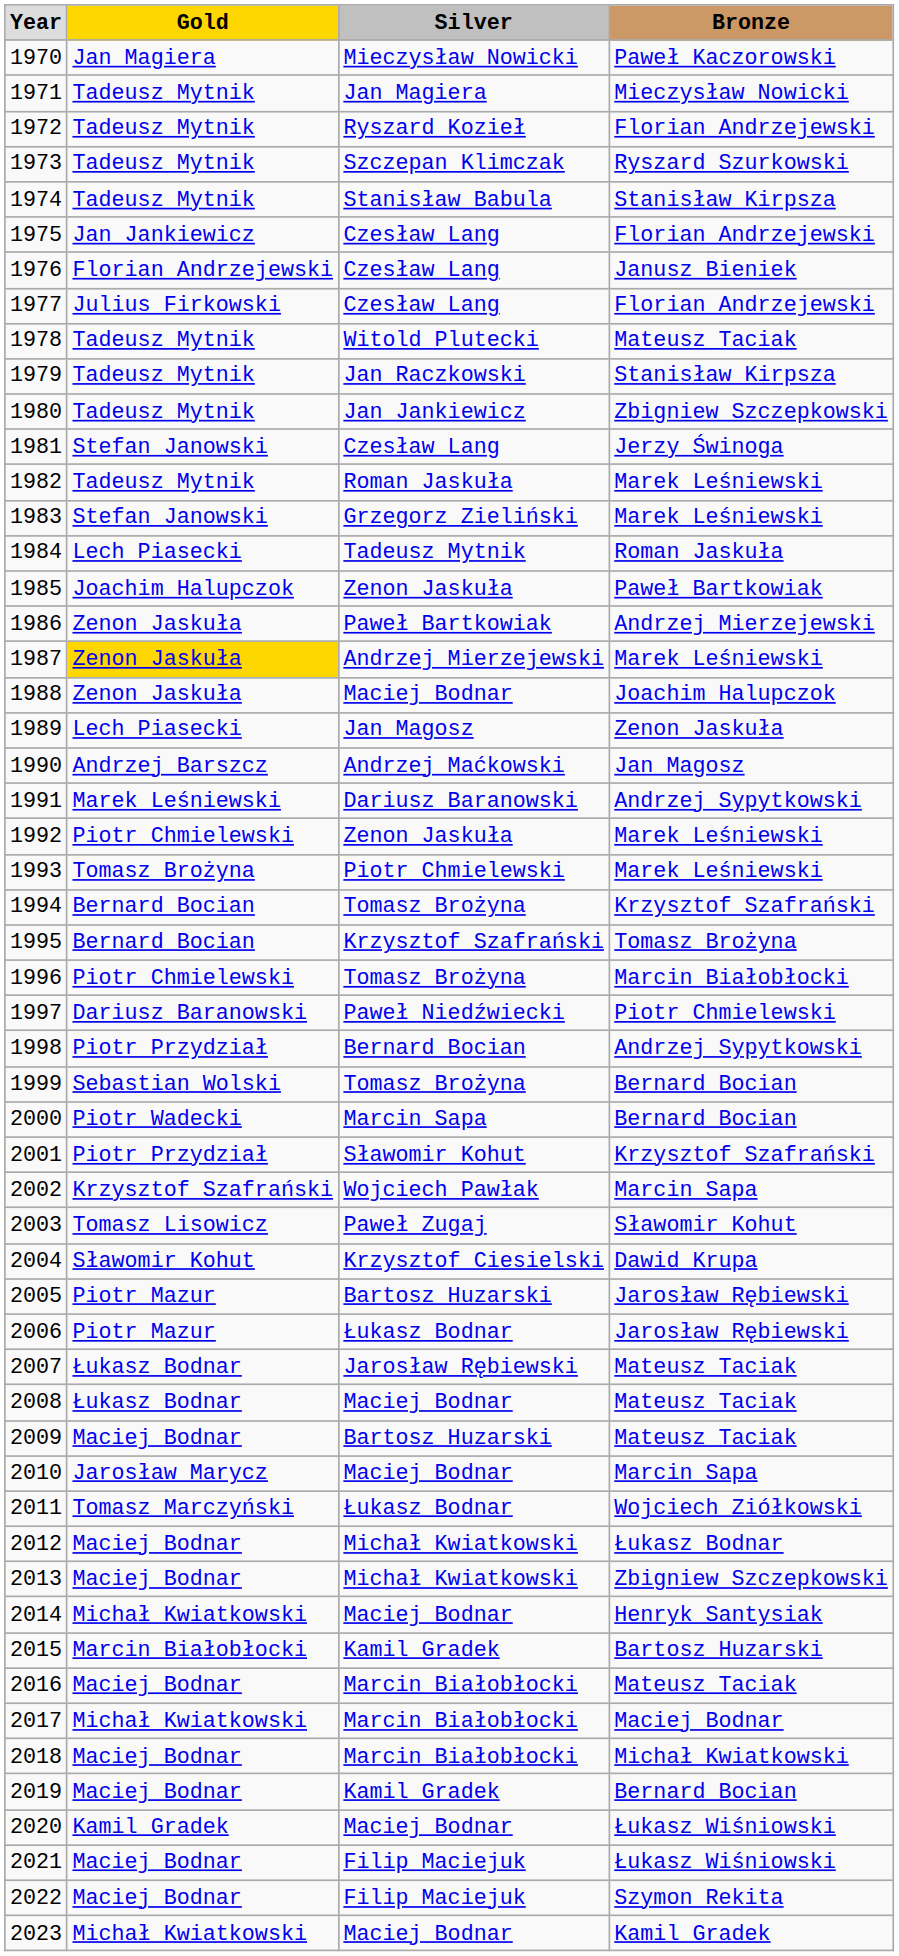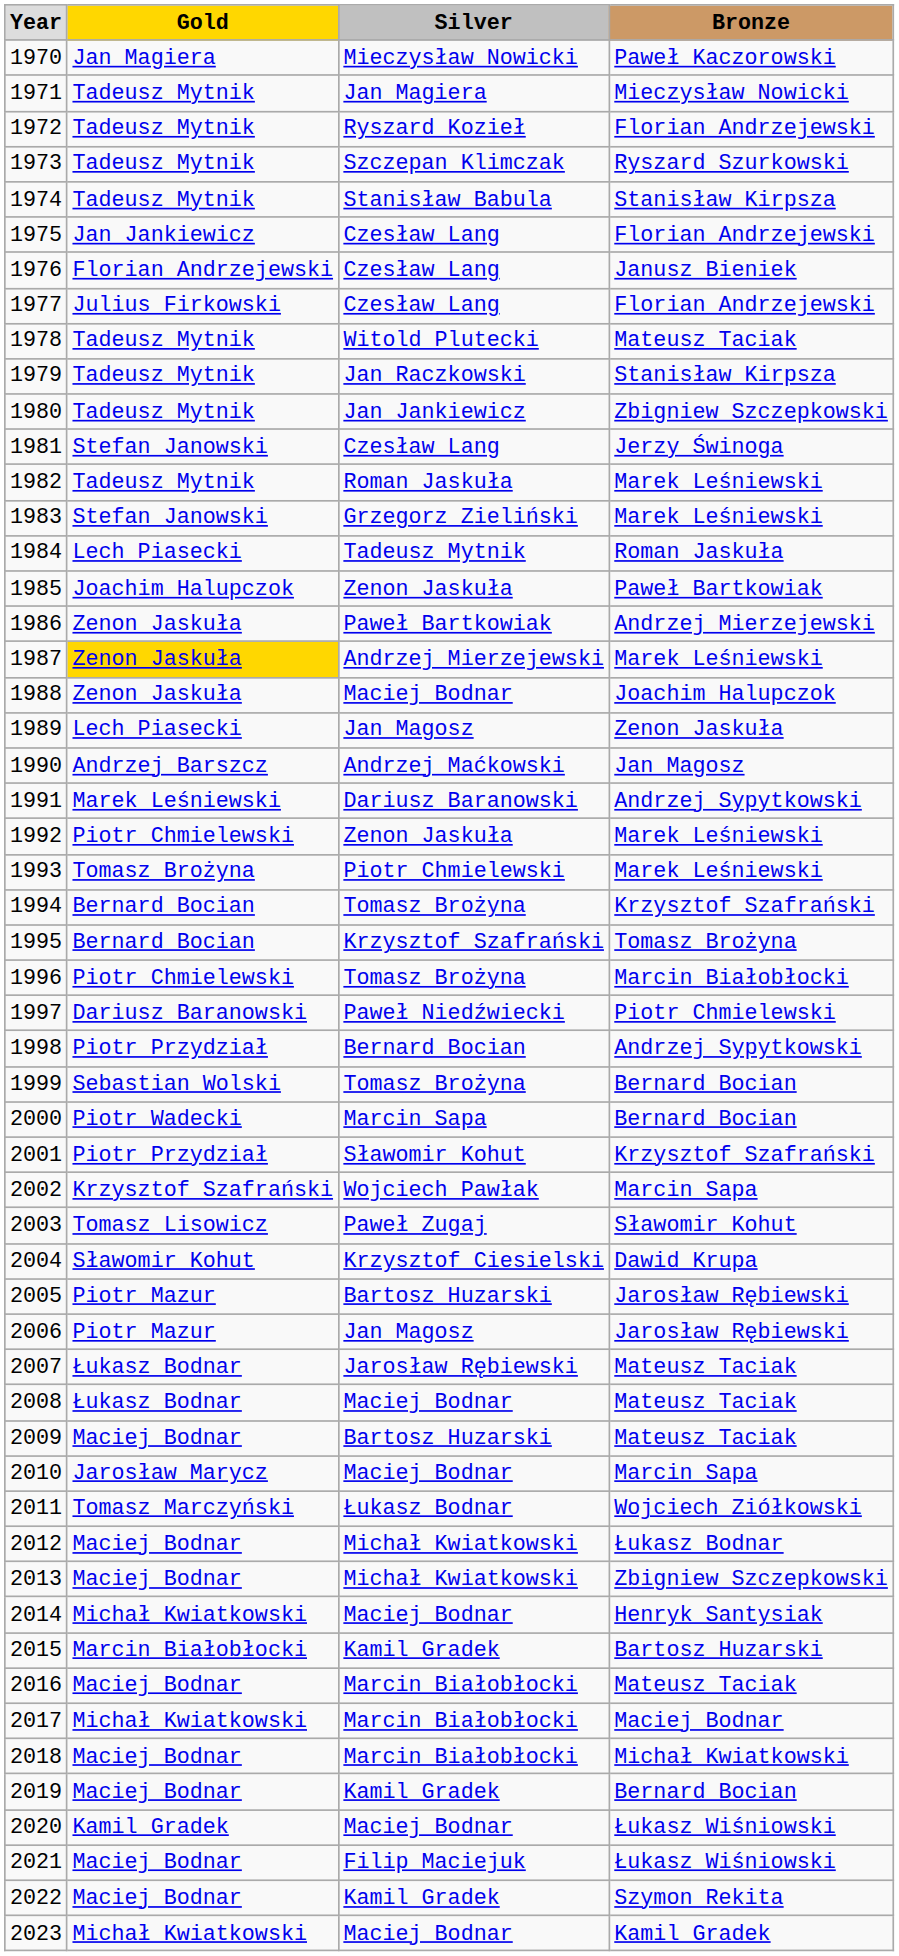(428, 1332) Łukasz Bodnar -> (409, 1332) Jan Magosz
(435, 1898) Filip Maciejuk -> (422, 1898) Kamil Gradek
